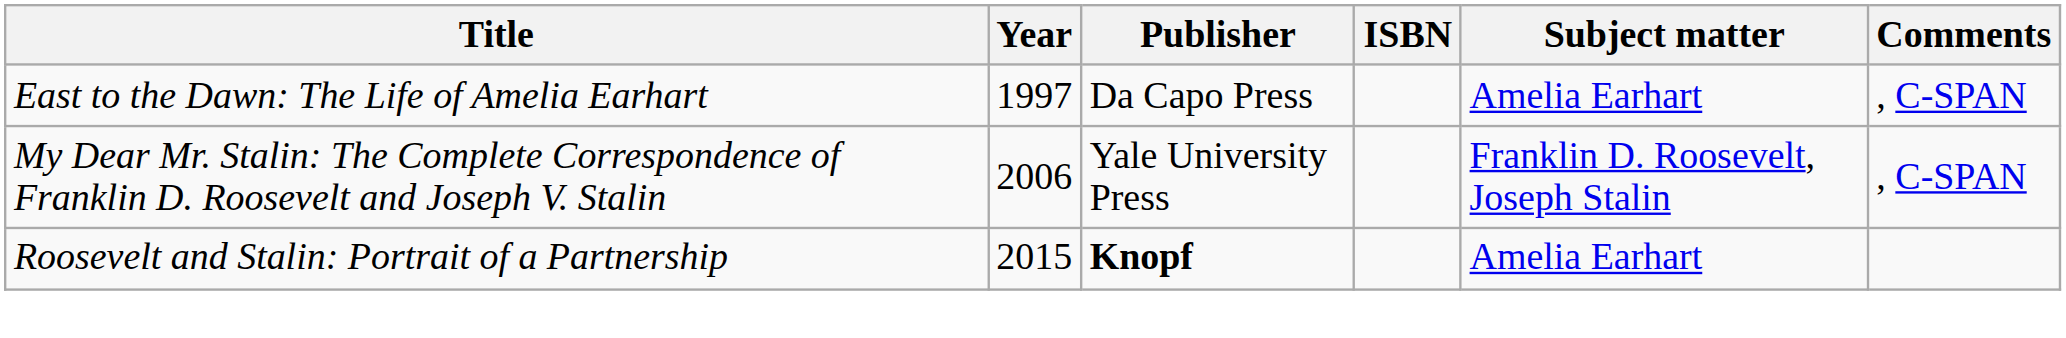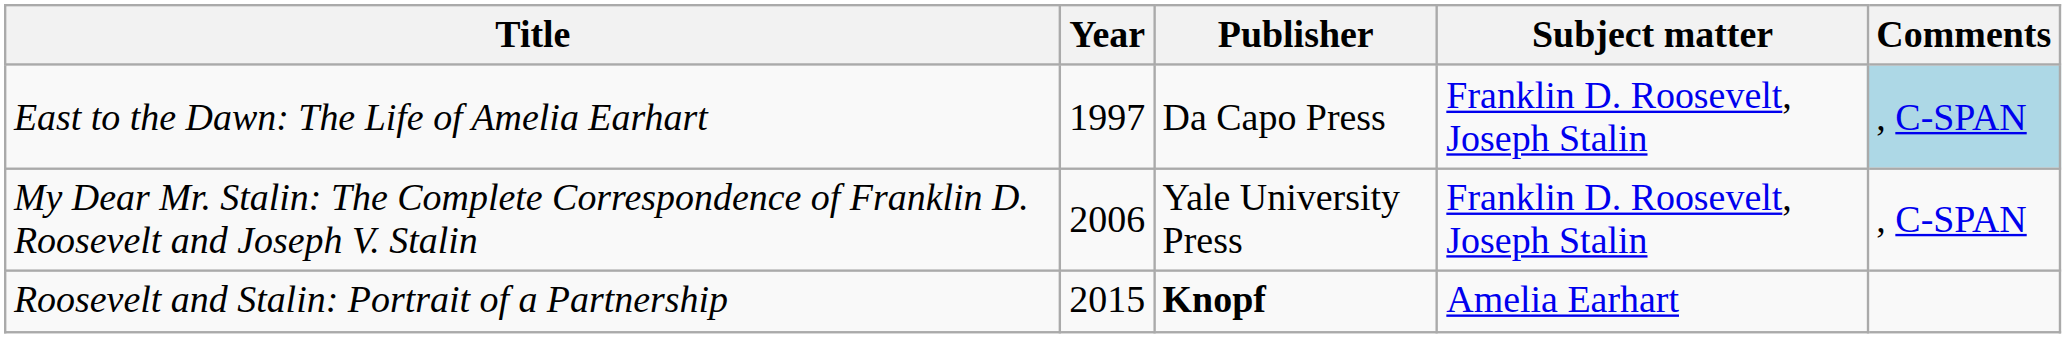- column: (1408, 34)
(1586, 94) Amelia Earhart -> (1619, 116) Franklin D. Roosevelt, Joseph Stalin
(1952, 94) no background -> (1952, 116) lightblue background
